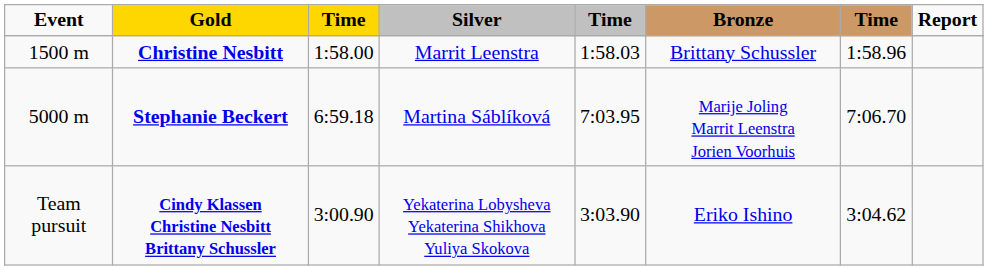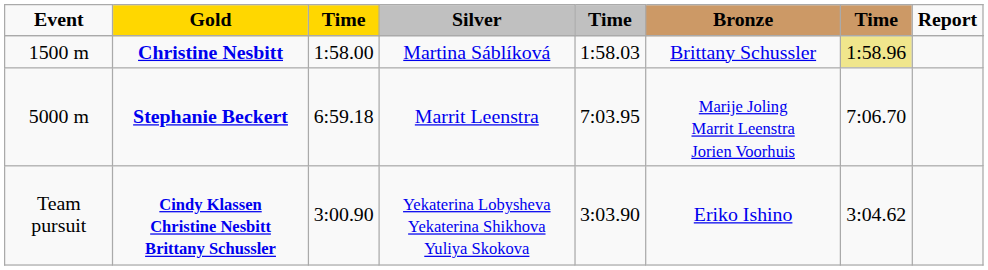(477, 51) Marrit Leenstra -> (477, 51) Martina Sáblíková
(876, 51) no background -> (876, 51) khaki background
(477, 116) Martina Sáblíková -> (477, 116) Marrit Leenstra
